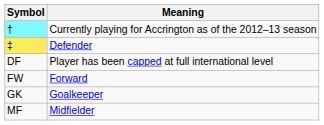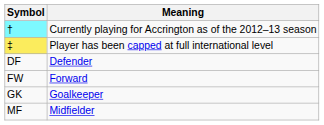(71, 45) Defender -> (161, 45) Player has been capped at full international level
(161, 62) Player has been capped at full international level -> (71, 62) Defender
